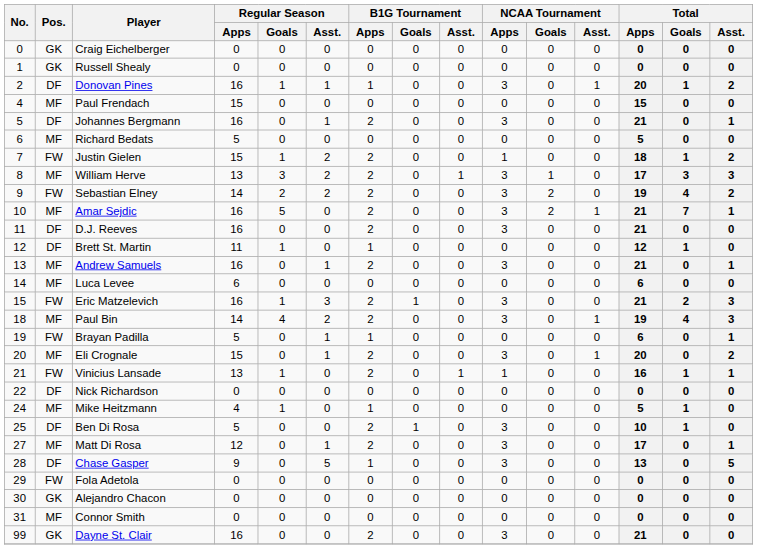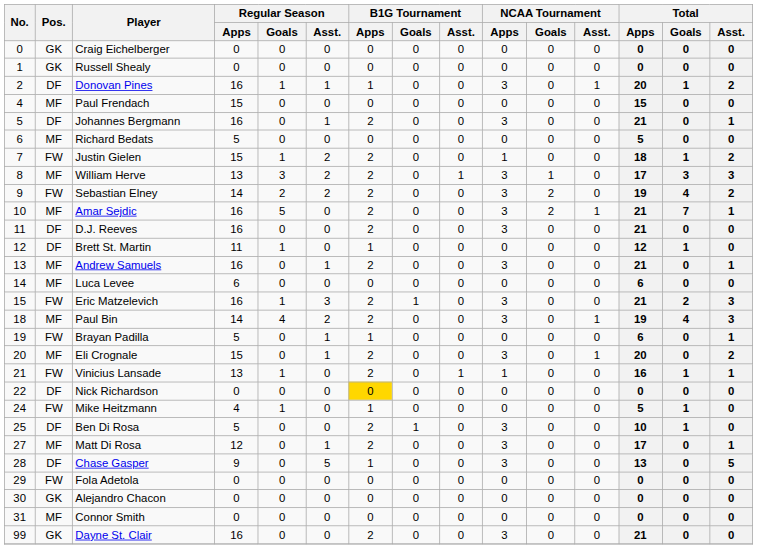(370, 391) no background -> (370, 391) gold background
(54, 409) MF -> (54, 409) FW
